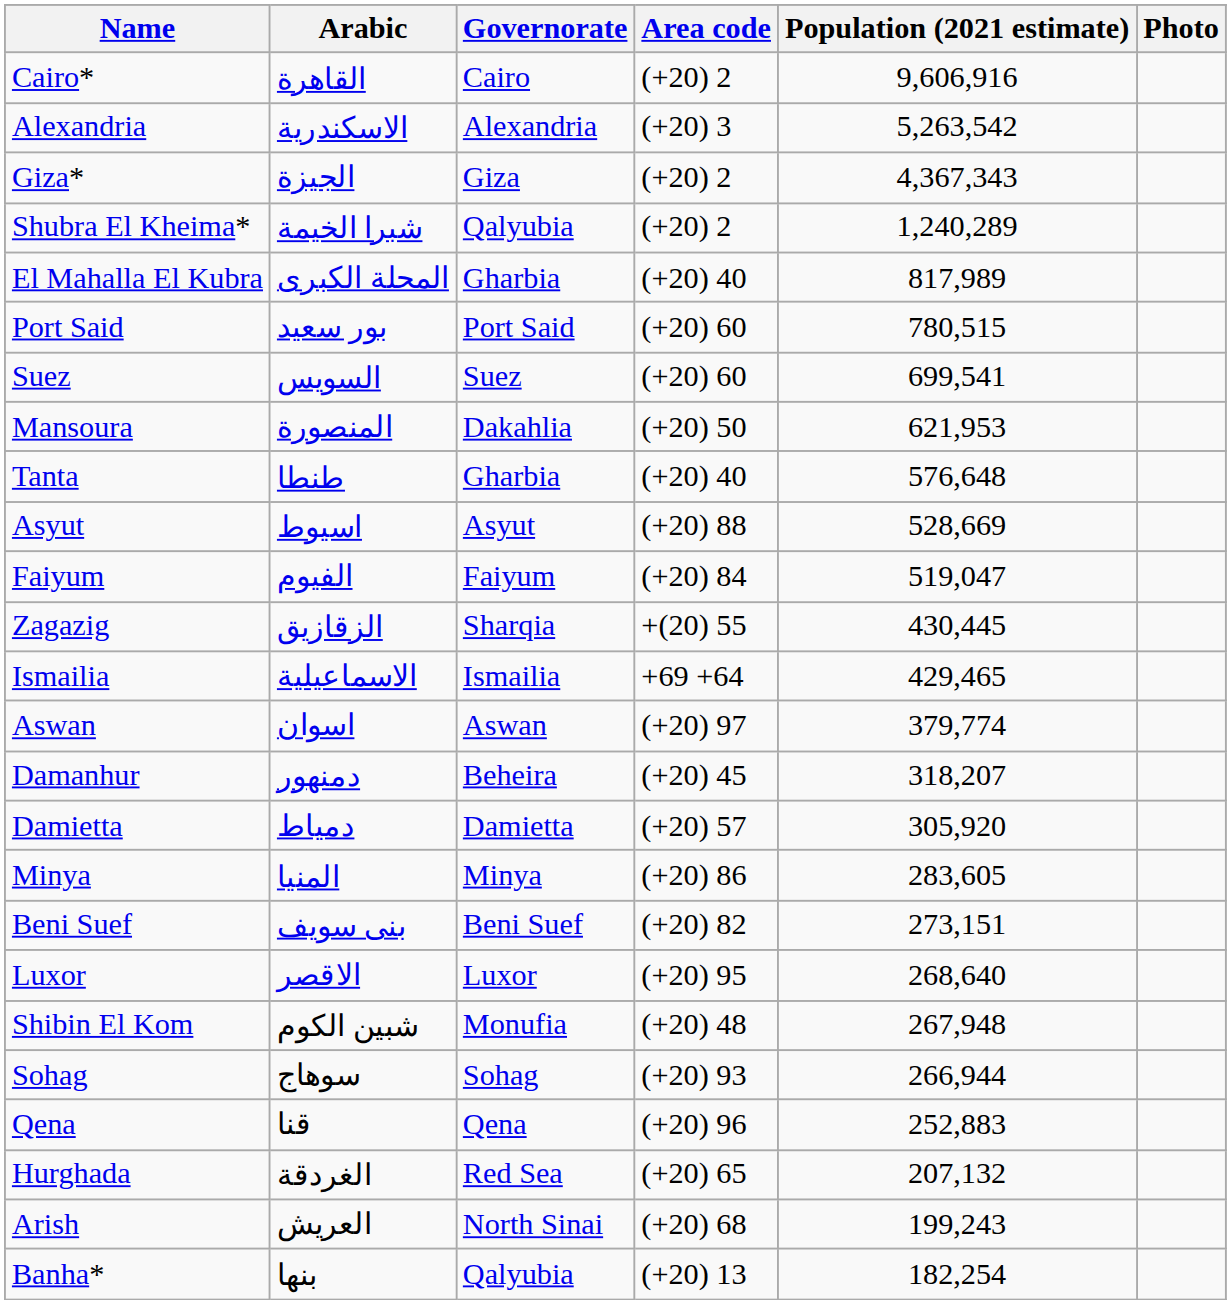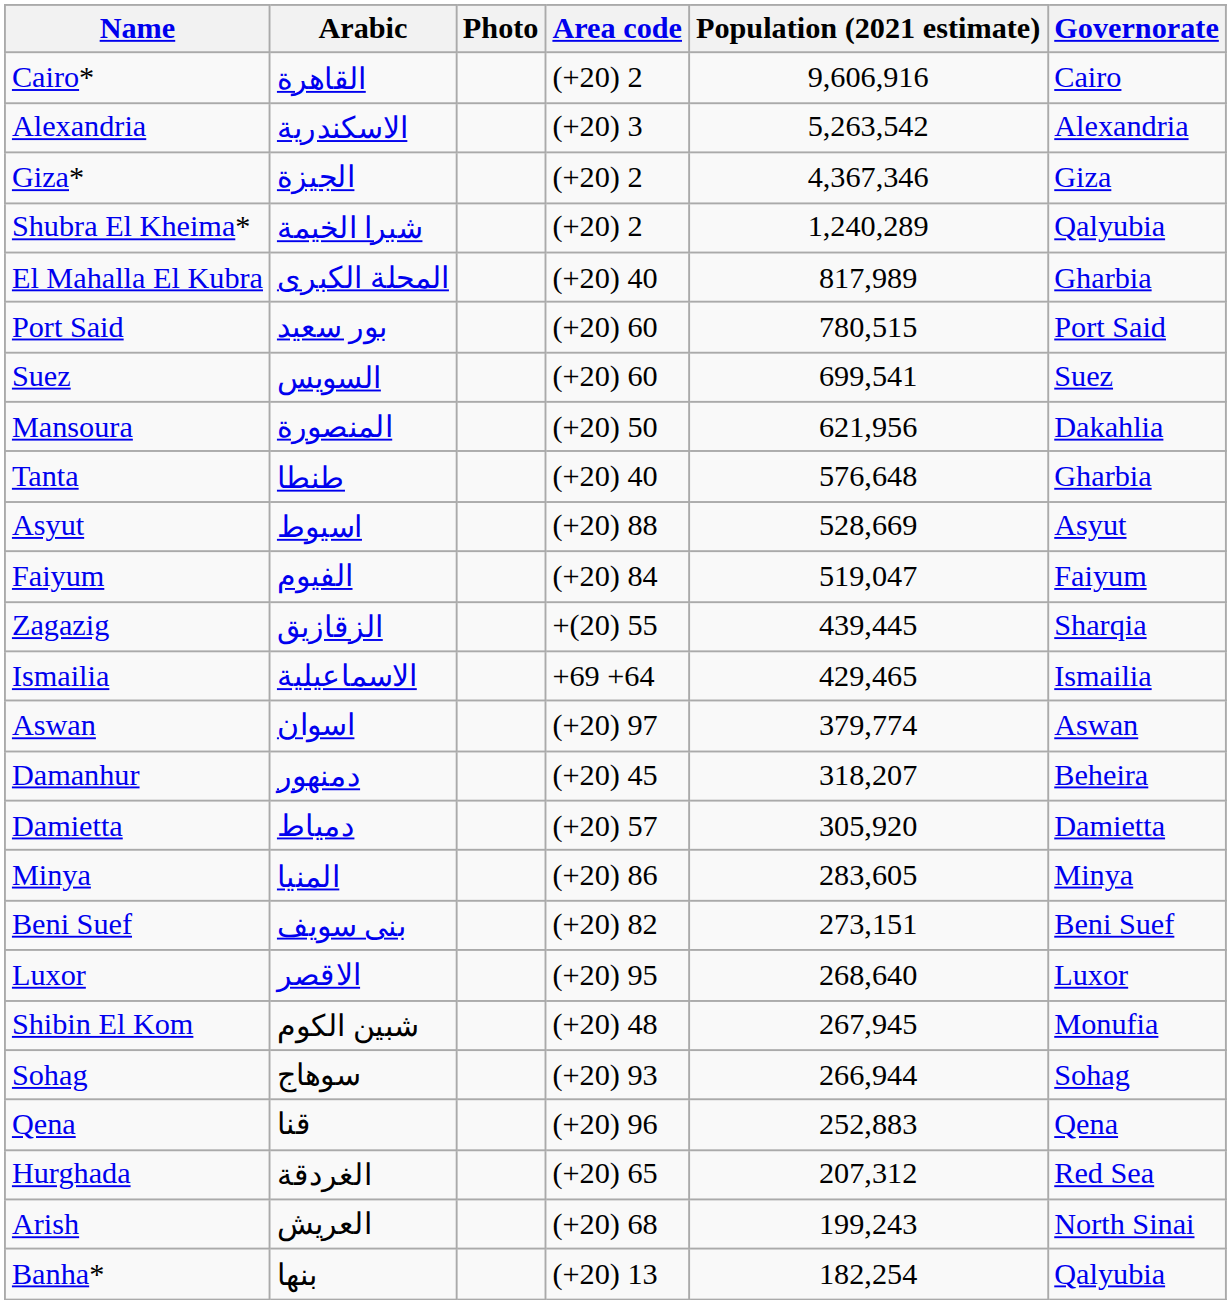columns swapped: (545, 28) <-> (1181, 28)
(957, 177) 4,367,343 -> (868, 177) 4,367,346
(957, 426) 621,953 -> (868, 426) 621,956
(957, 625) 430,445 -> (868, 625) 439,445
(957, 1024) 267,948 -> (868, 1024) 267,945
(957, 1174) 207,132 -> (868, 1174) 207,312
